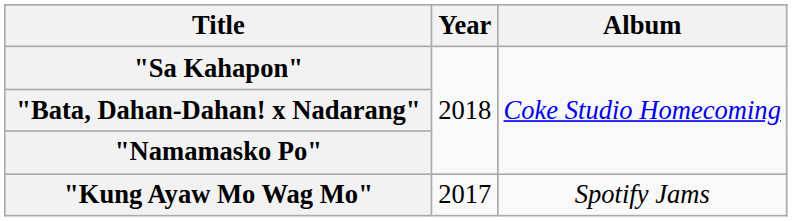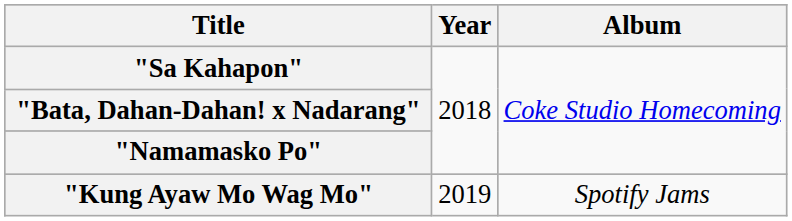(465, 194) 2017 -> (465, 194) 2019
